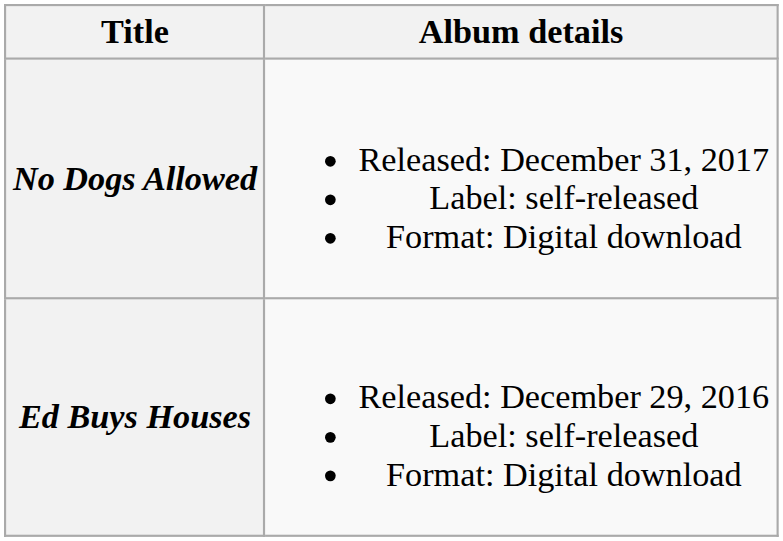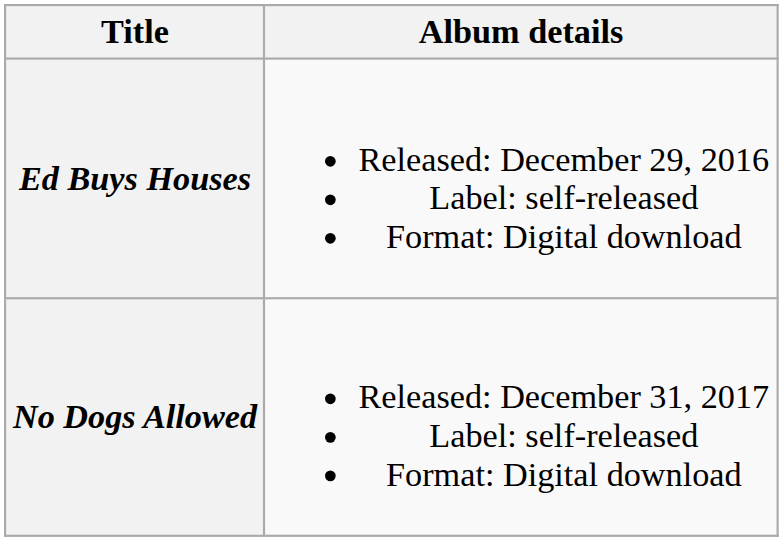rows swapped: (135, 416) <-> (135, 177)
